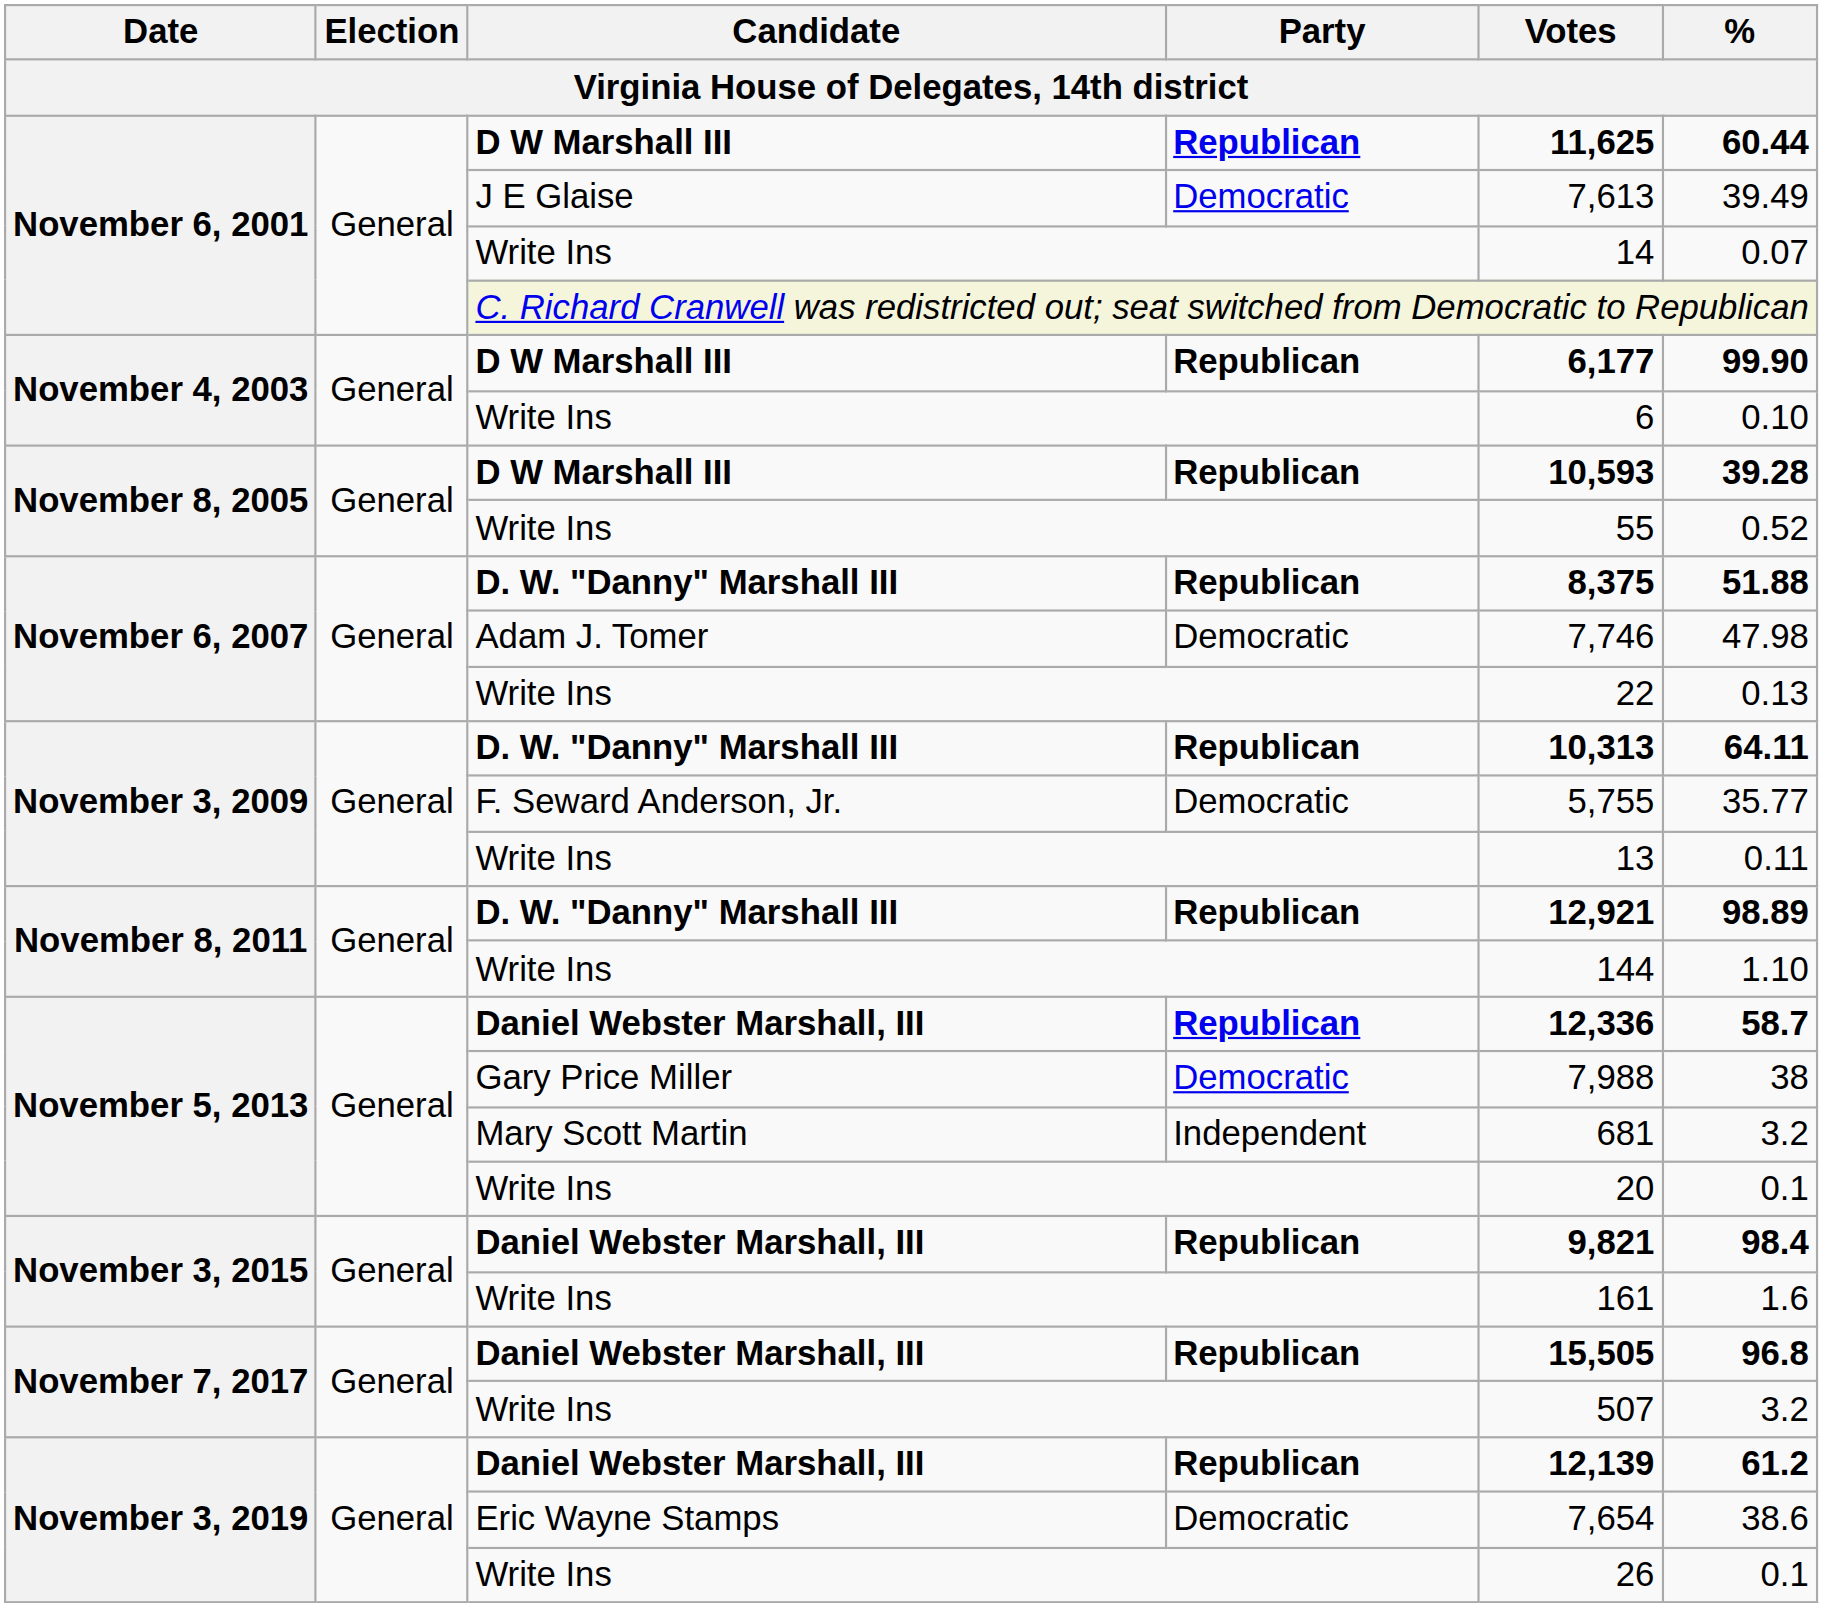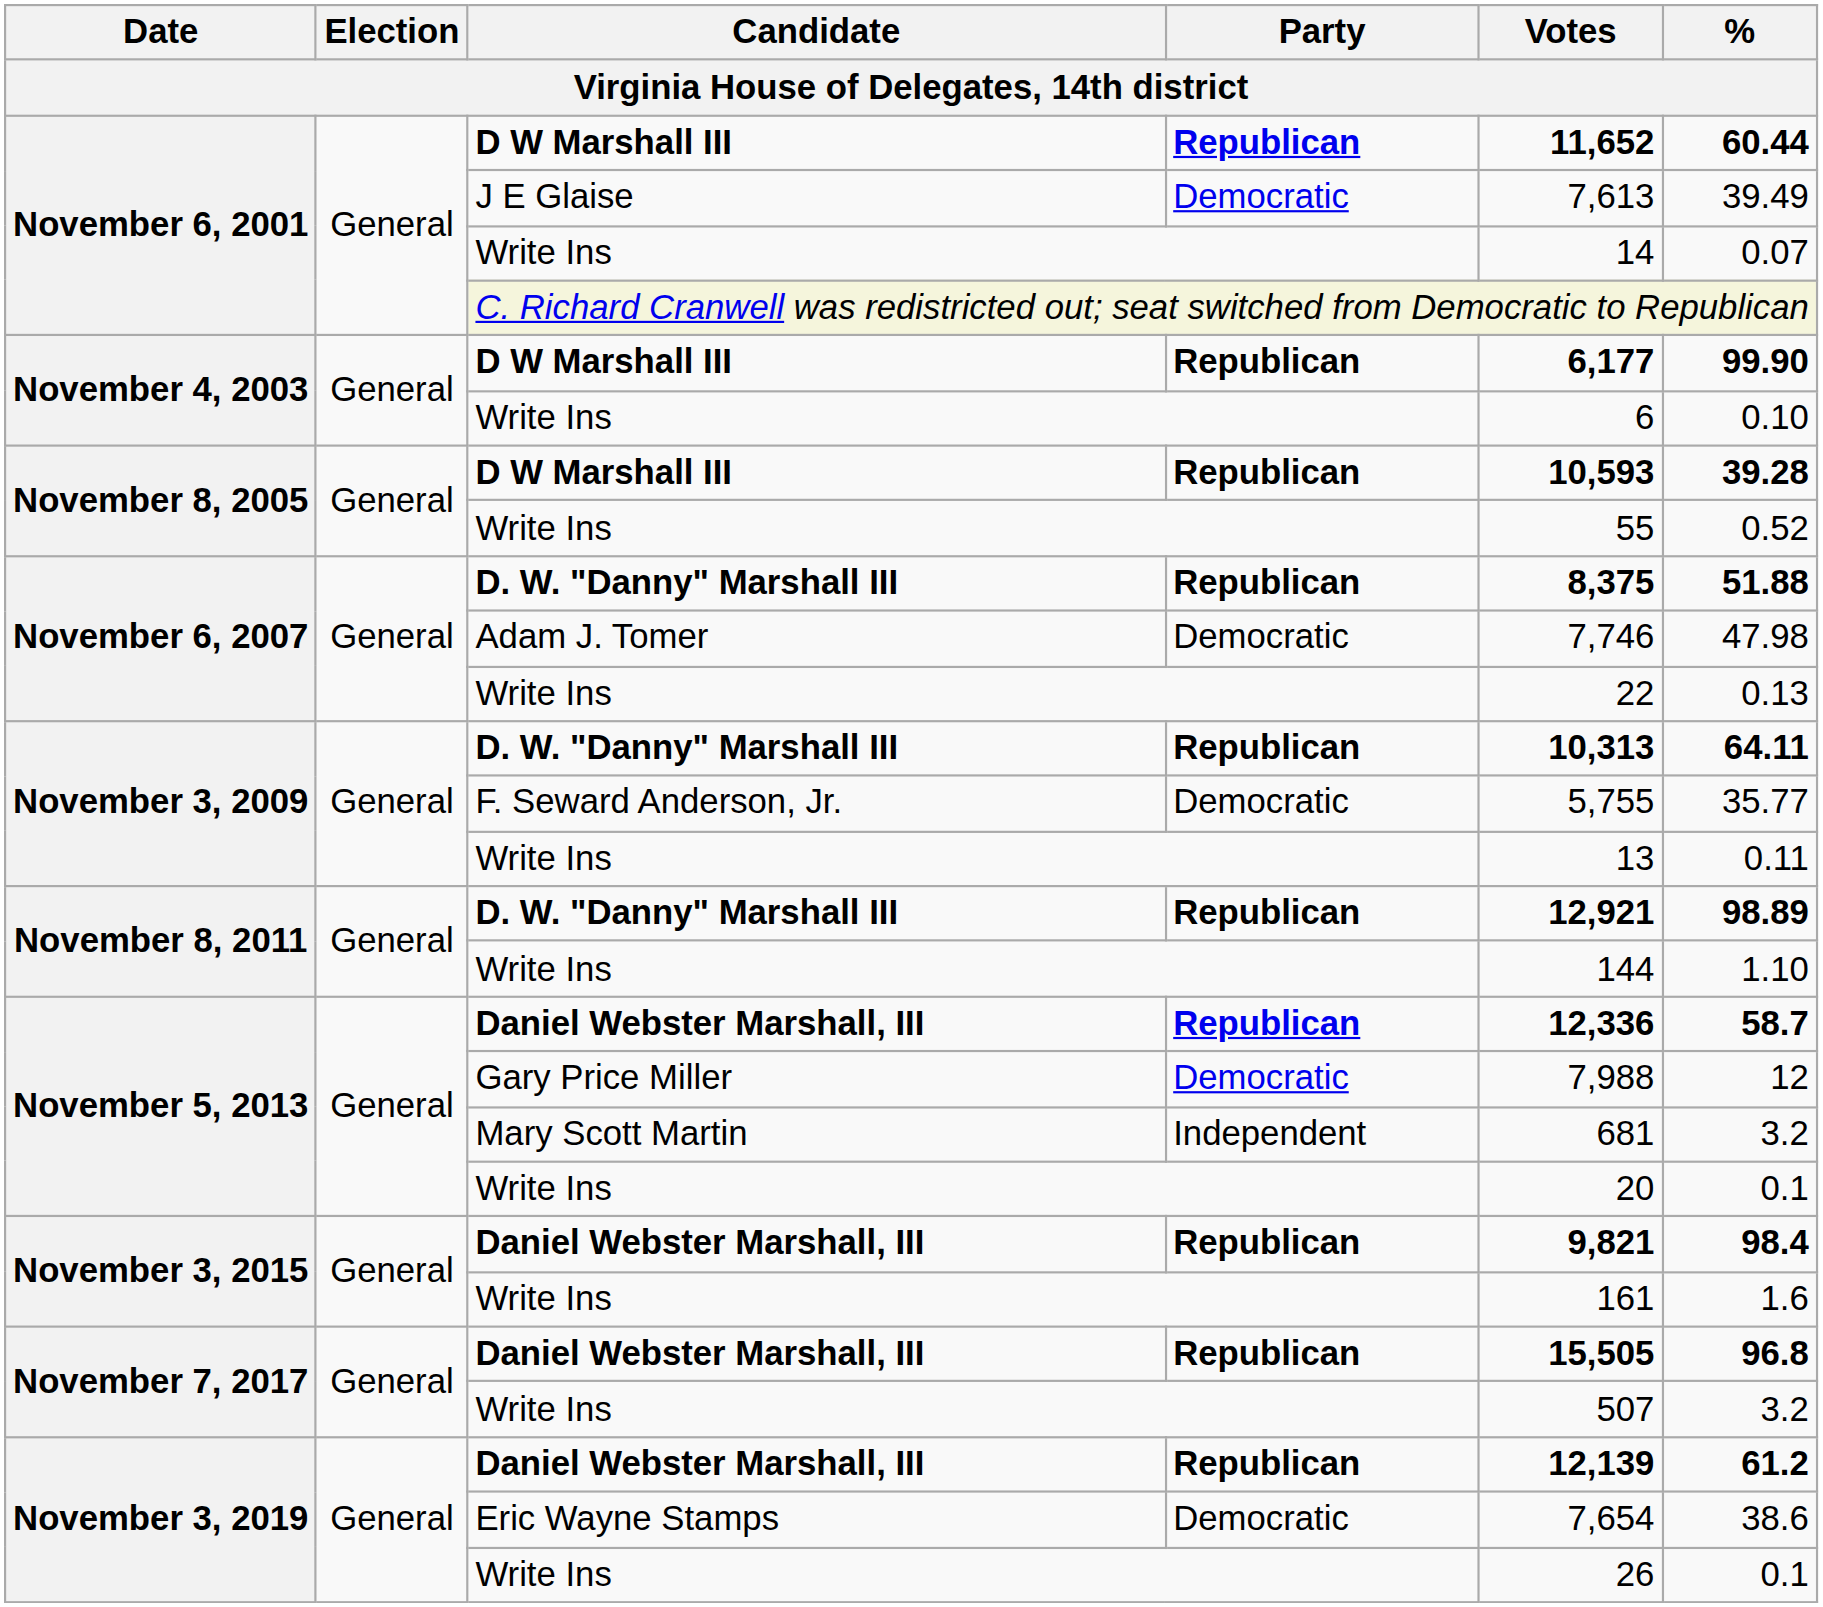(1602, 142) 11,625 -> (1602, 142) 11,652
(1790, 1078) 38 -> (1790, 1078) 12
